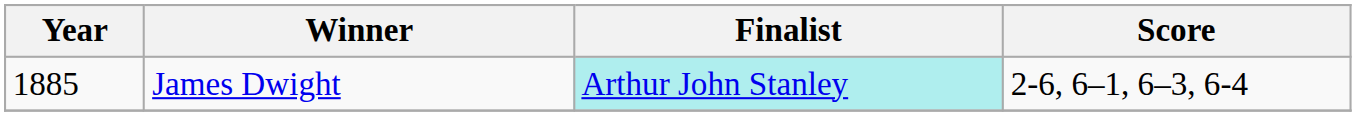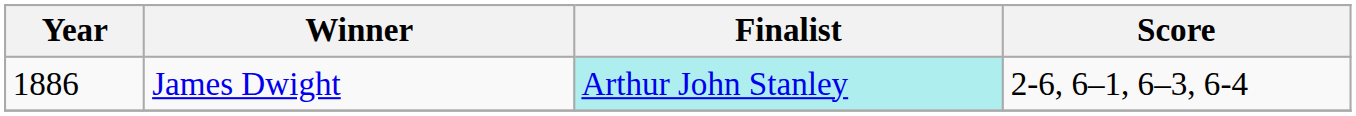(46, 83) 1885 -> (46, 83) 1886
